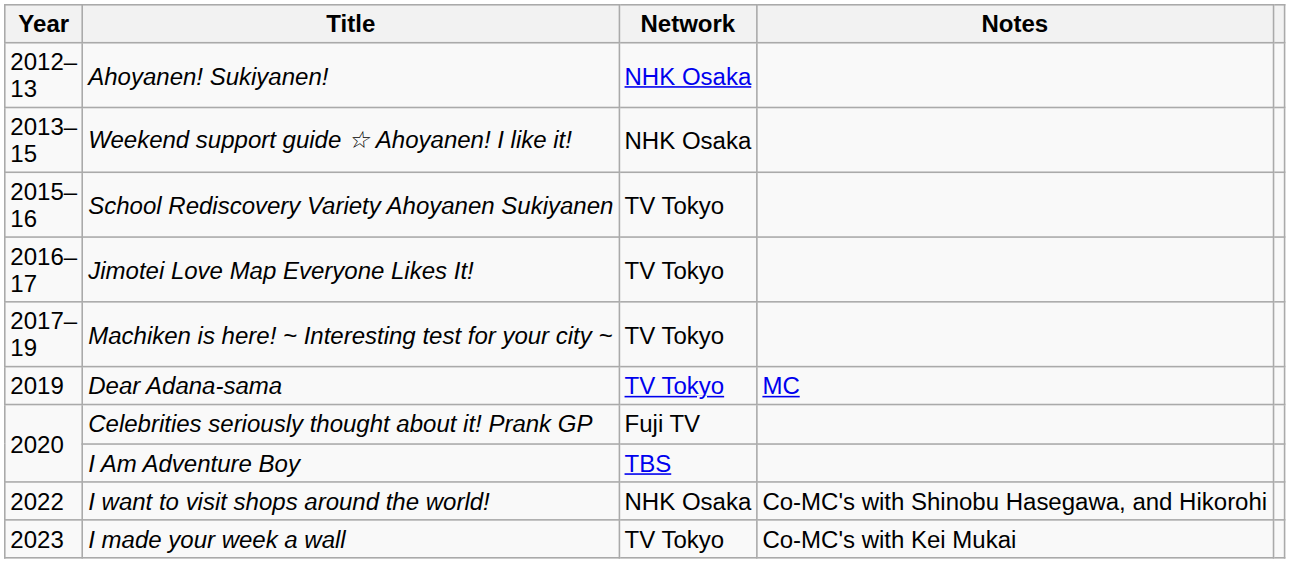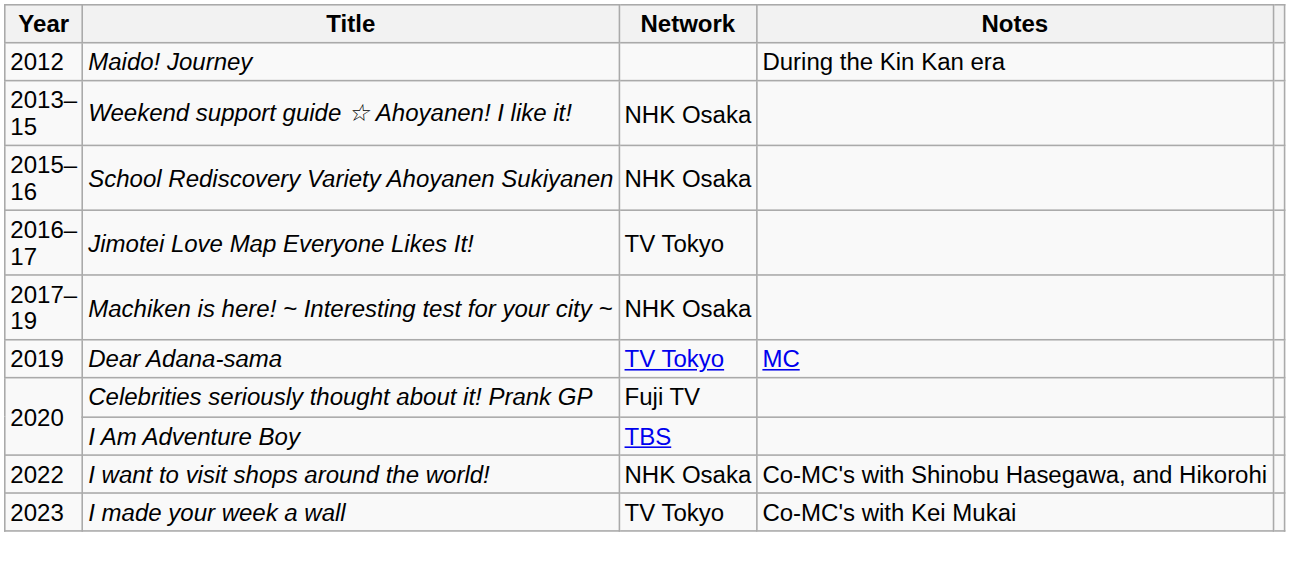+ row: (170, 62)
- row: (208, 75)
(674, 205) TV Tokyo -> (688, 178) NHK Osaka
(674, 335) TV Tokyo -> (688, 308) NHK Osaka
